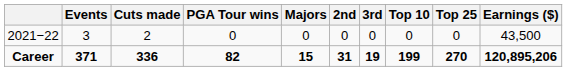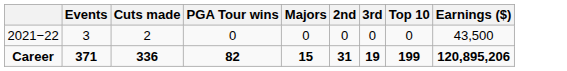- column: (456, 15)
